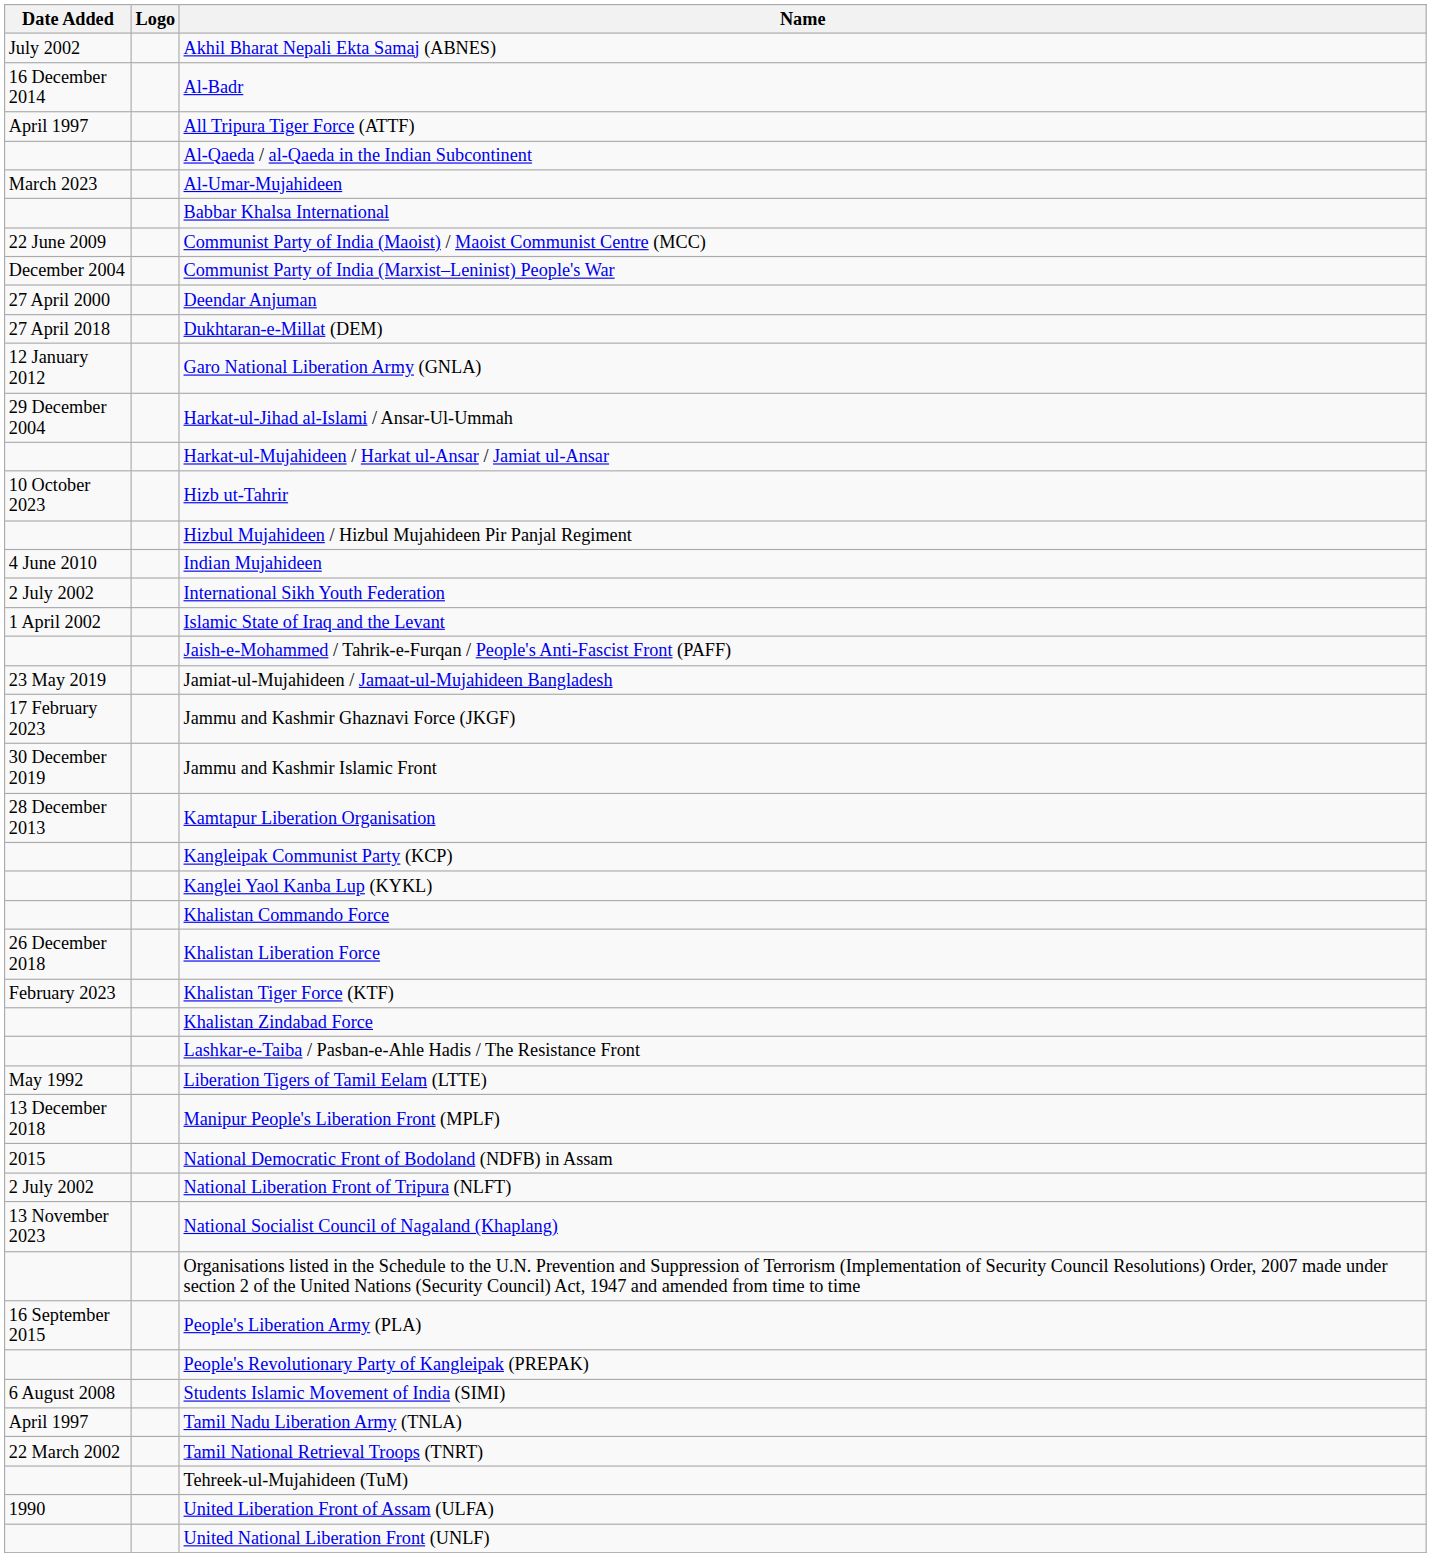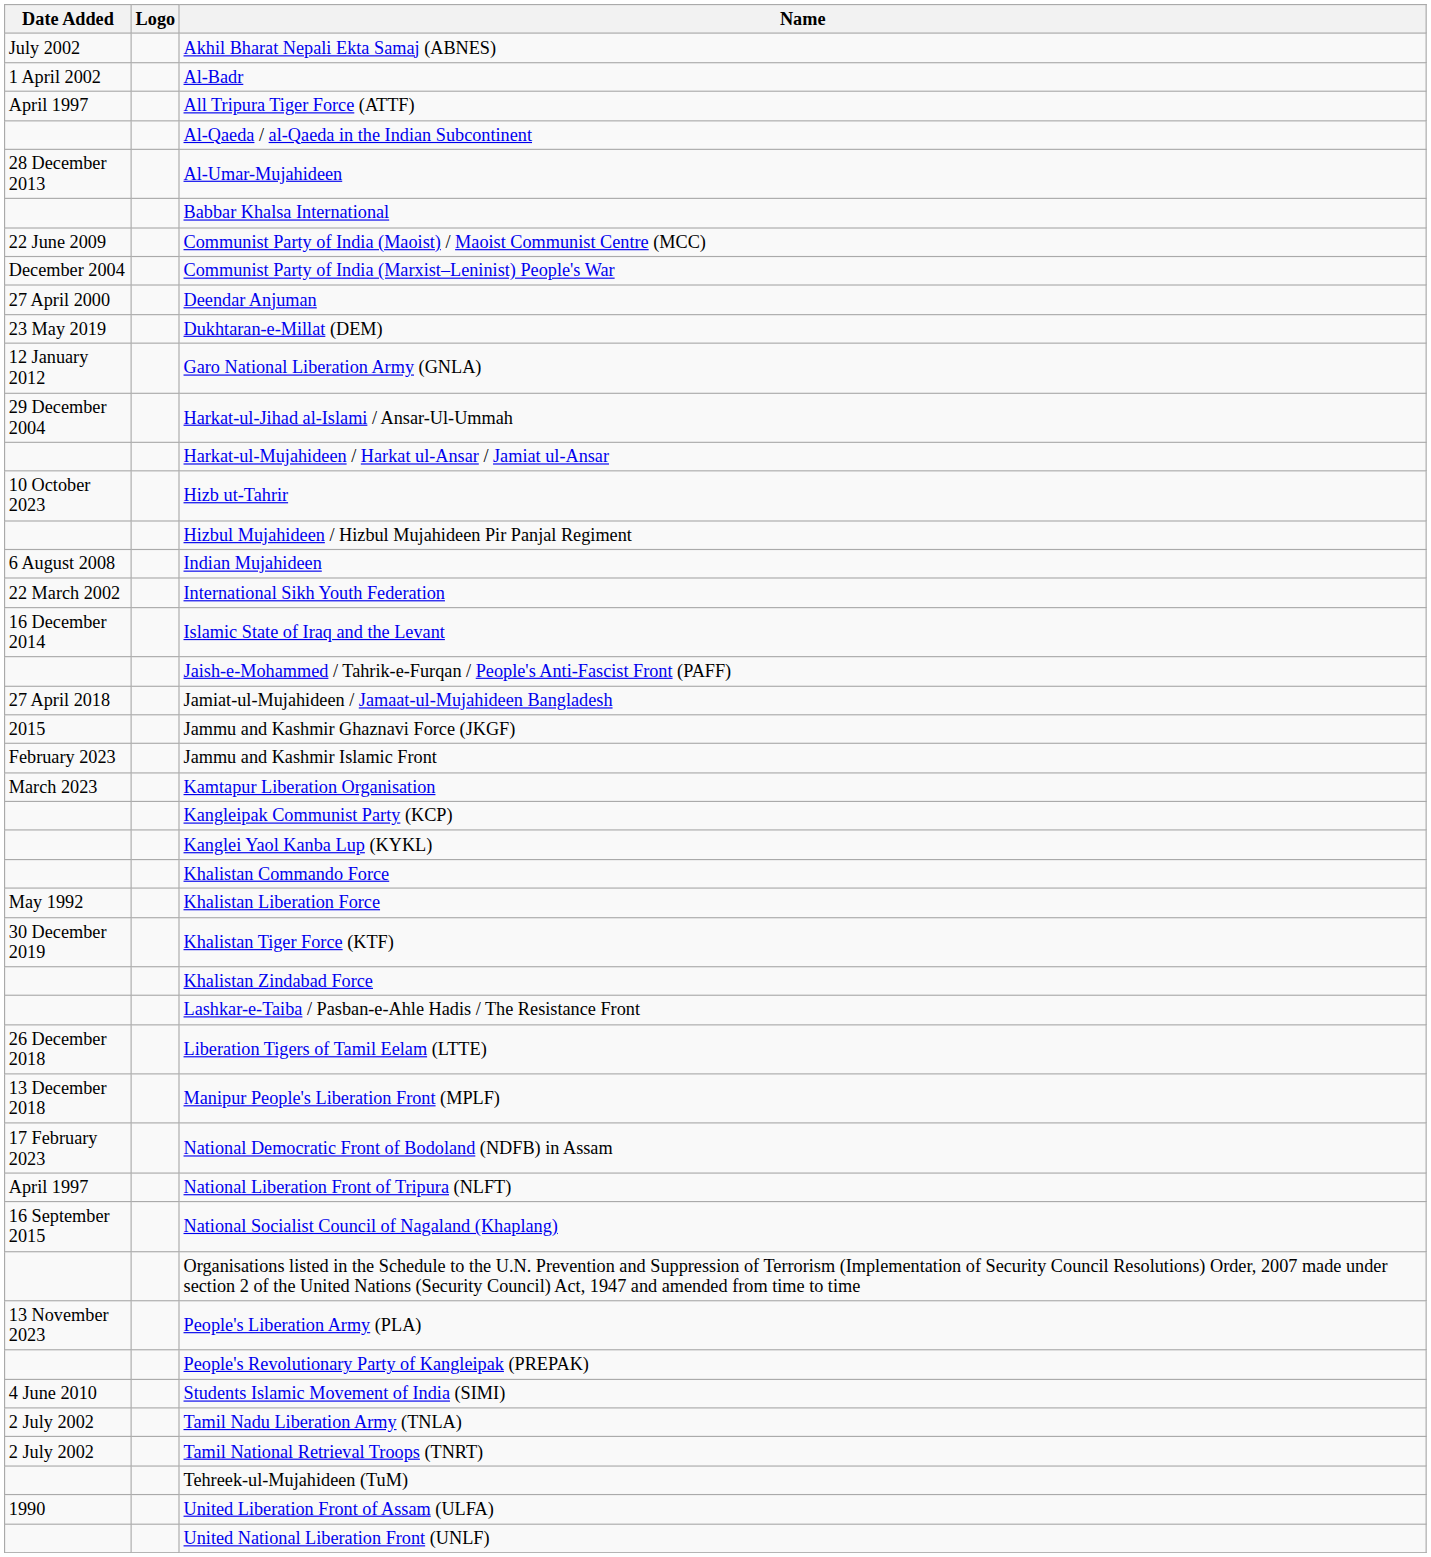(58, 87) 16 December 2014 -> (55, 76) 1 April 2002
(53, 184) March 2023 -> (58, 173) 28 December 2013
(59, 328) 27 April 2018 -> (57, 328) 23 May 2019
(53, 563) 4 June 2010 -> (62, 563) 6 August 2008
(51, 592) 2 July 2002 -> (65, 592) 22 March 2002
(55, 621) 1 April 2002 -> (58, 631) 16 December 2014
(57, 679) 23 May 2019 -> (59, 700) 27 April 2018
(53, 718) 17 February 2023 -> (27, 729) 2015
(58, 768) 30 December 2019 -> (62, 757) February 2023
(58, 817) 28 December 2013 -> (53, 786) March 2023
(58, 953) 26 December 2018 -> (46, 902) May 1992
(62, 993) February 2023 -> (58, 941) 30 December 2019
(46, 1079) May 1992 -> (58, 1049) 26 December 2018
(27, 1158) 2015 -> (53, 1147) 17 February 2023
(51, 1187) 2 July 2002 -> (49, 1187) April 1997
(59, 1226) 13 November 2023 -> (59, 1226) 16 September 2015
(59, 1325) 16 September 2015 -> (59, 1325) 13 November 2023
(62, 1393) 6 August 2008 -> (53, 1393) 4 June 2010
(49, 1422) April 1997 -> (51, 1422) 2 July 2002
(65, 1451) 22 March 2002 -> (51, 1451) 2 July 2002
